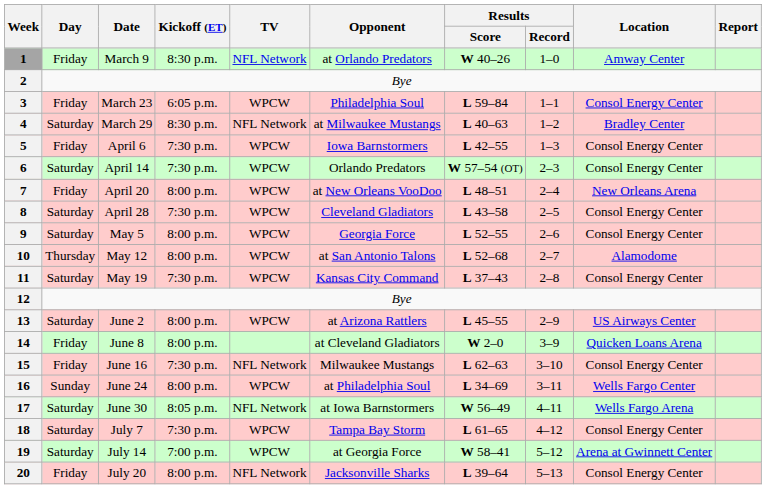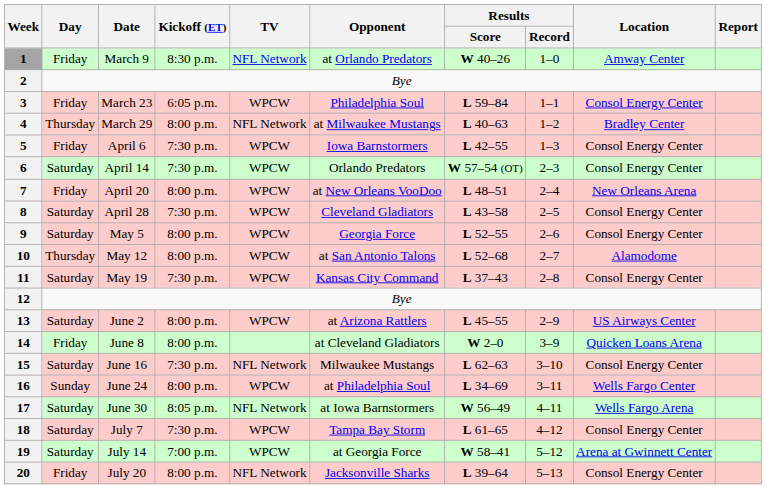(70, 124) Saturday -> (70, 124) Thursday
(192, 124) 8:30 p.m. -> (192, 124) 8:00 p.m.
(70, 364) Friday -> (70, 364) Saturday
